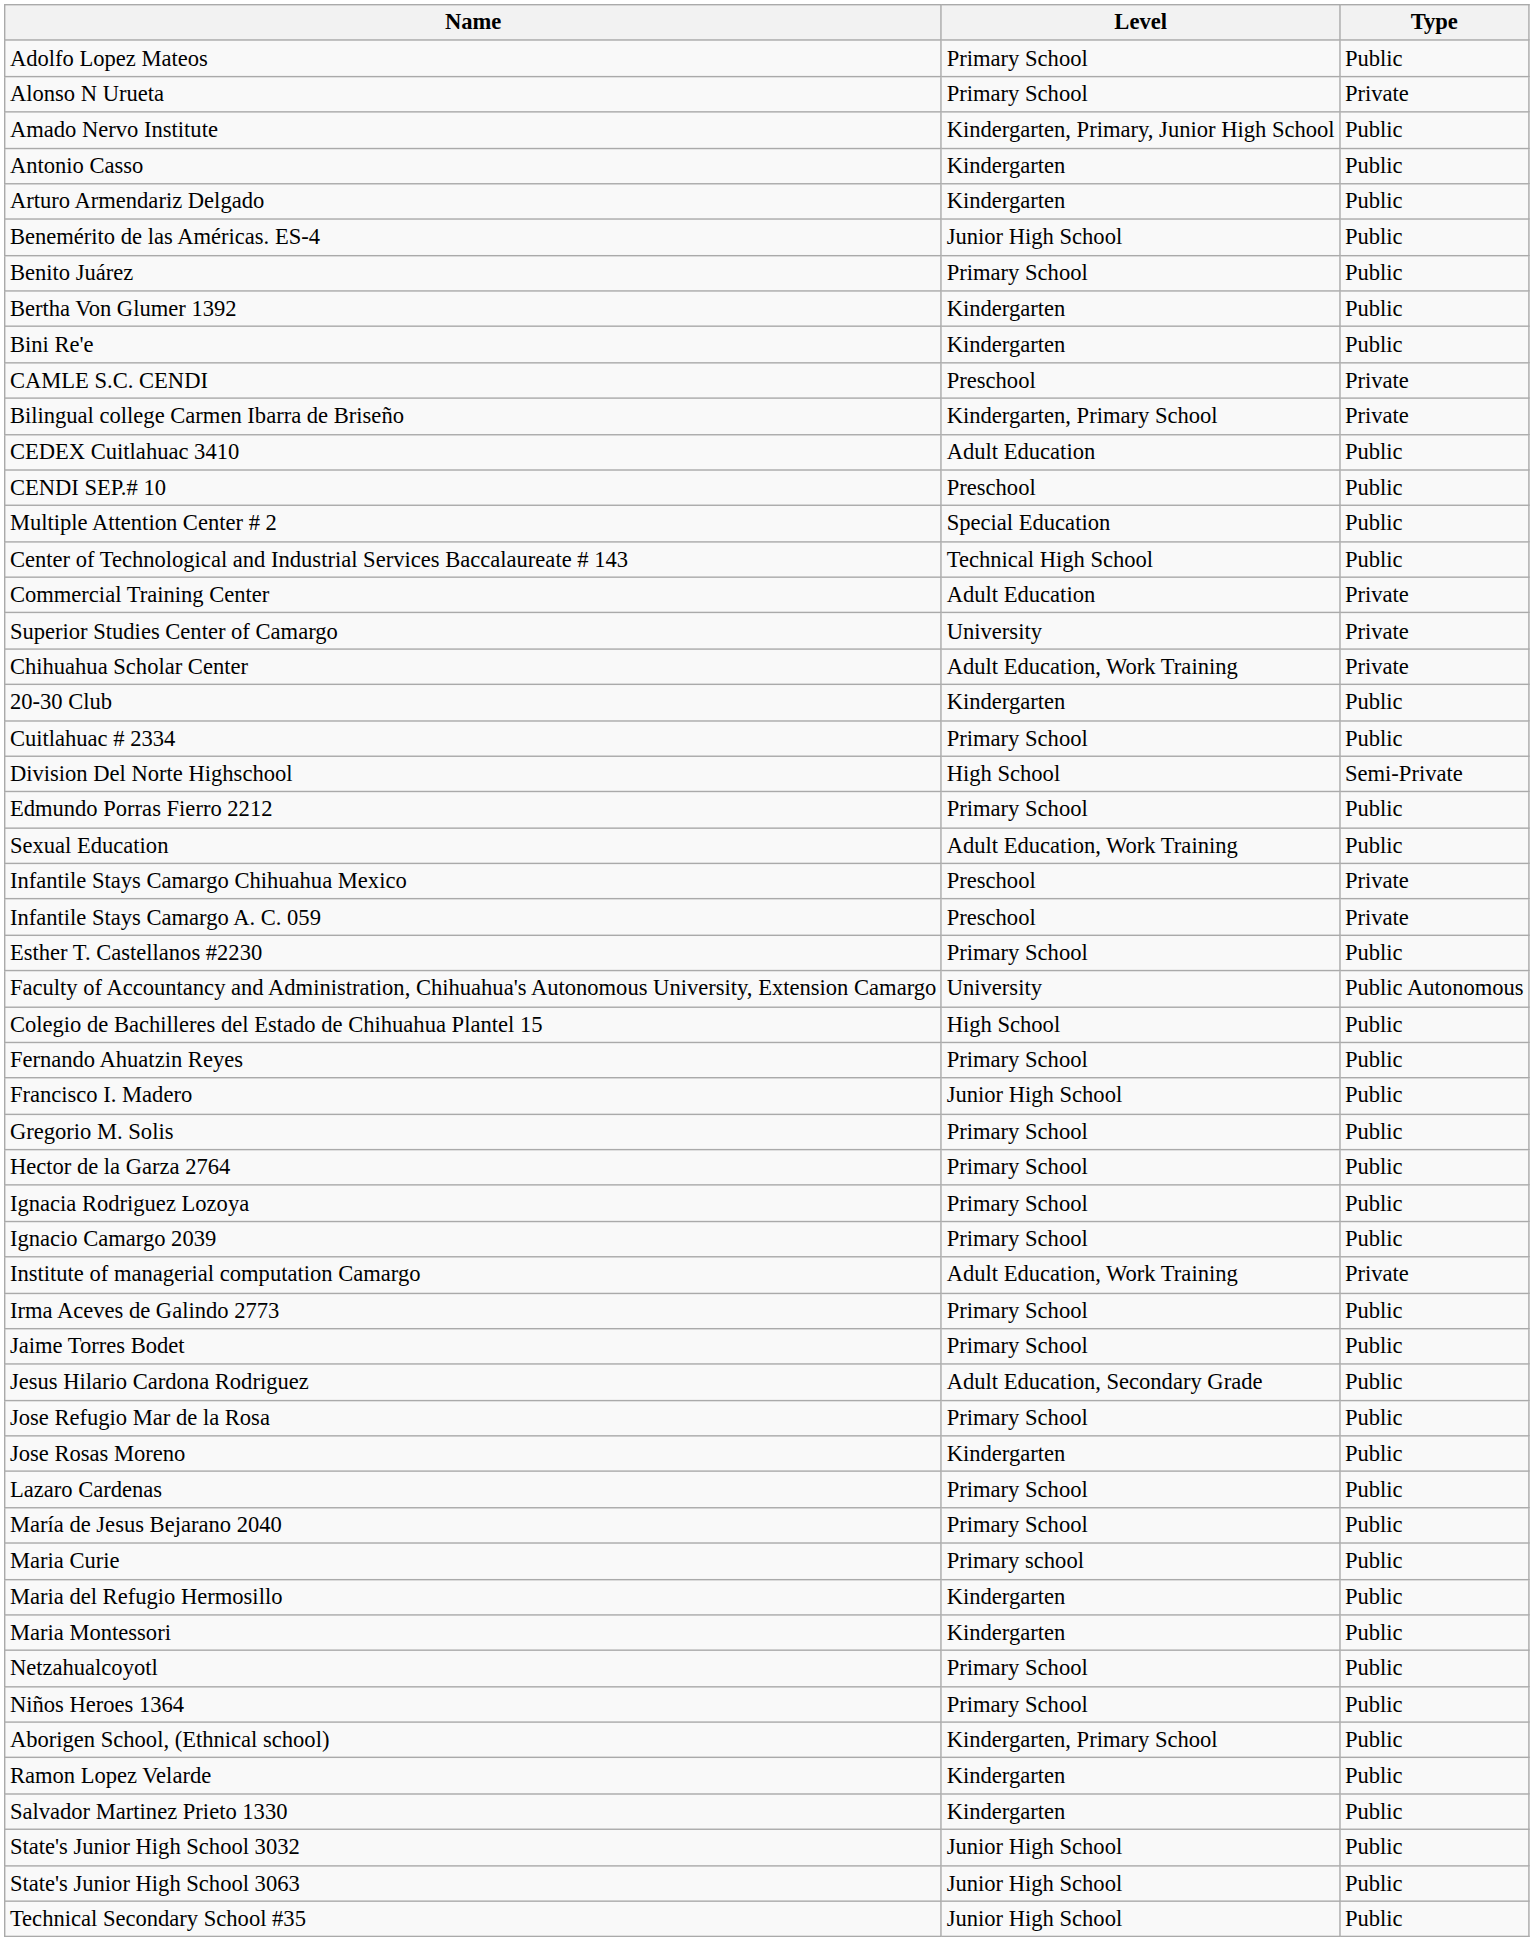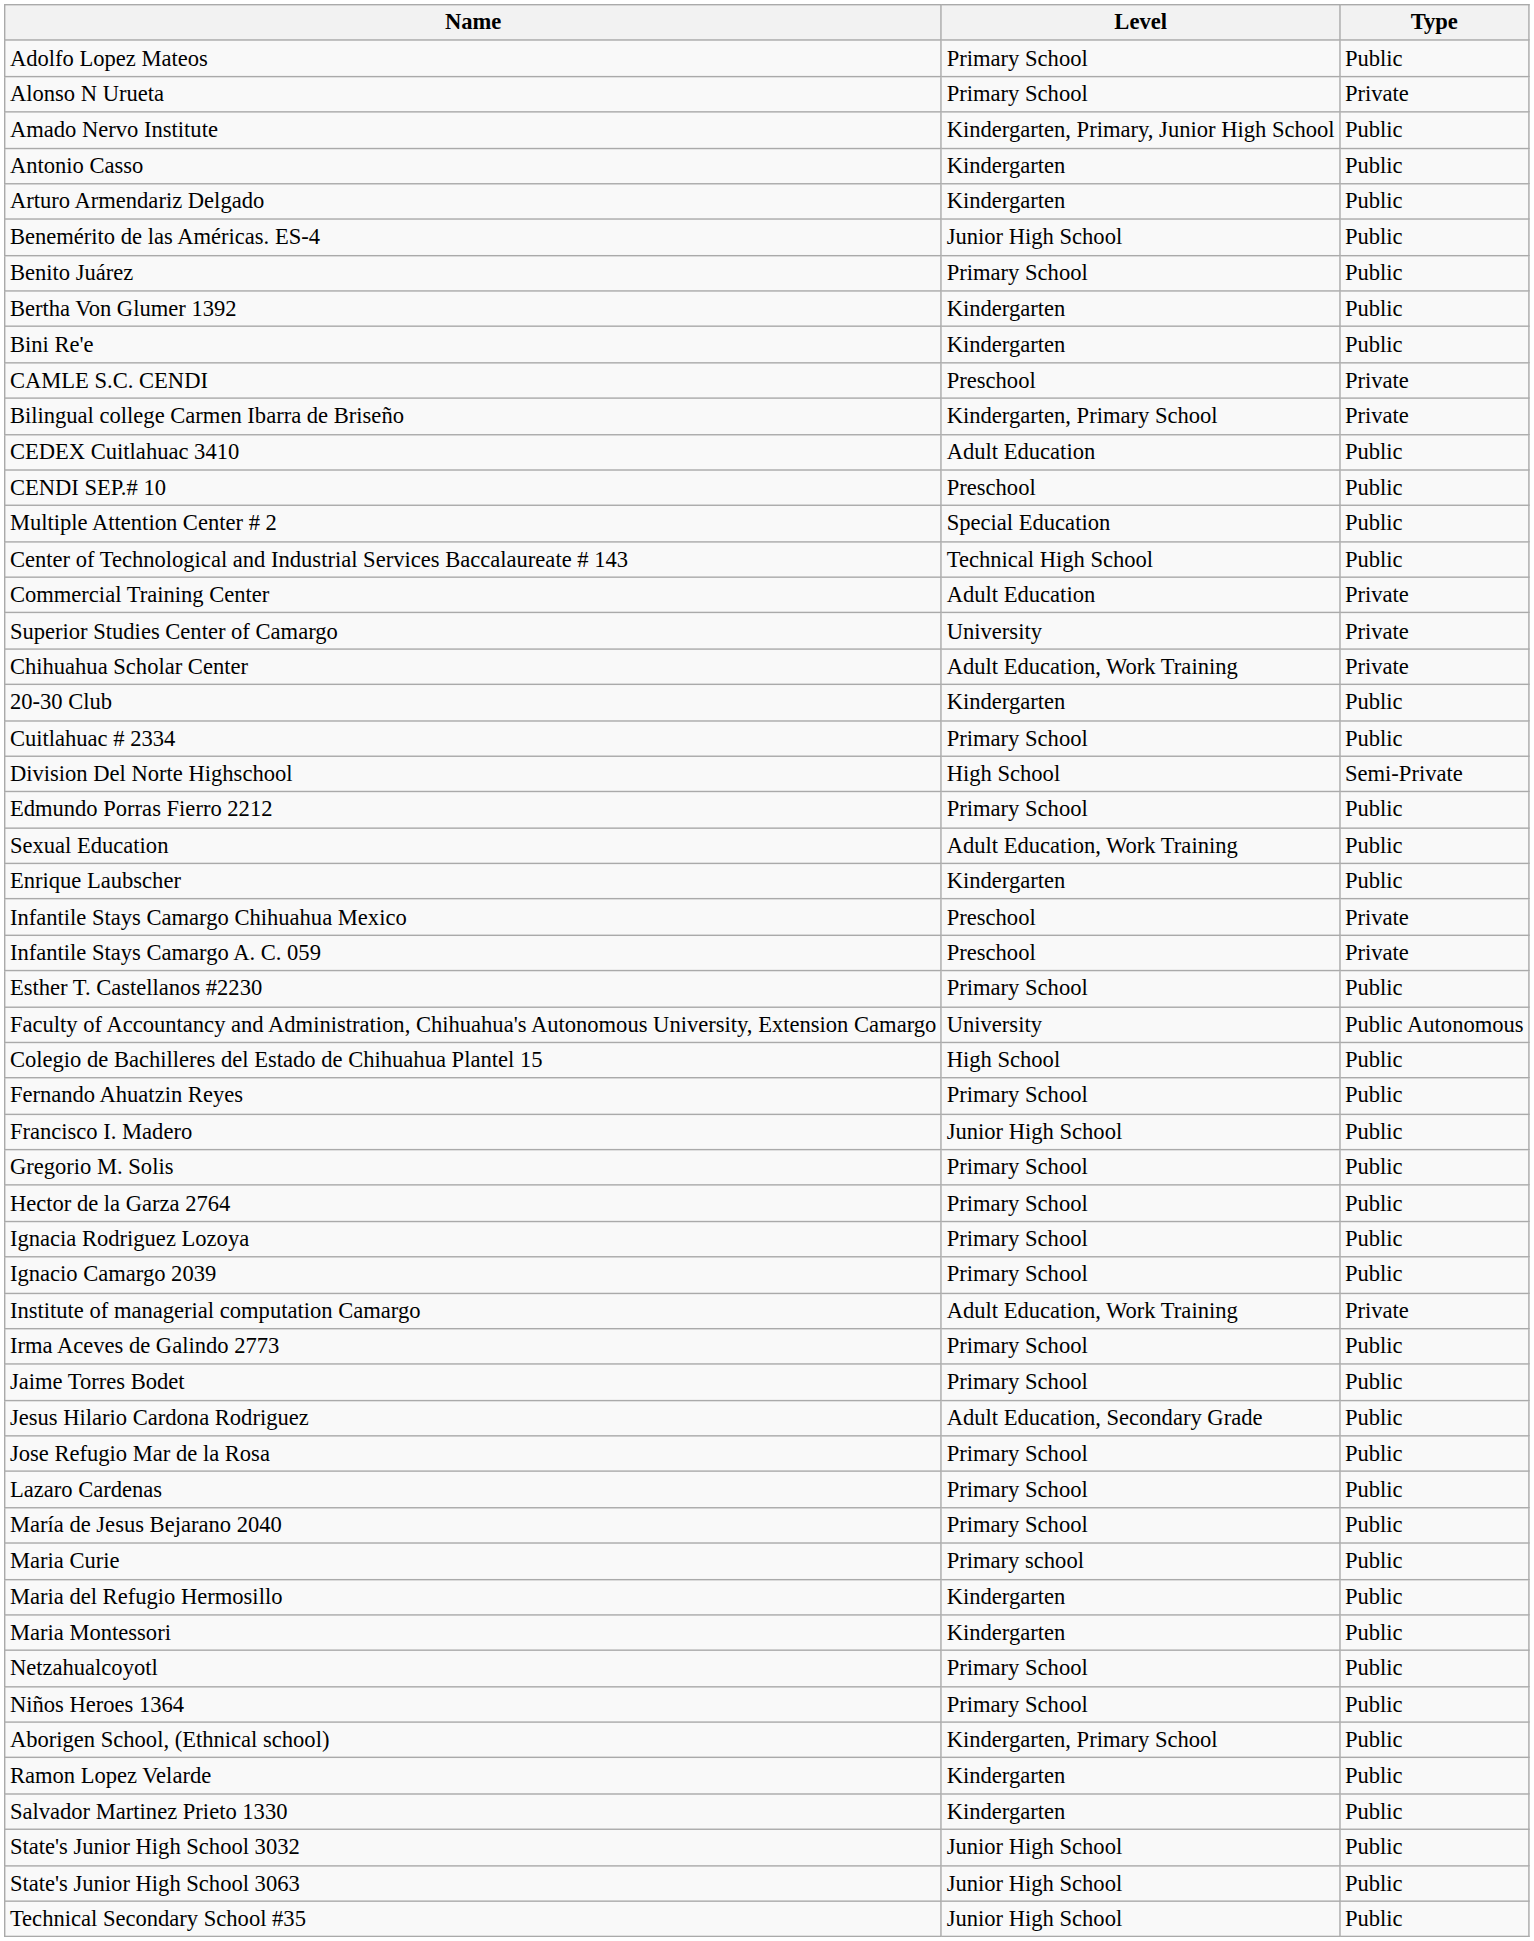+ row: (95, 881)
- row: (98, 1453)
